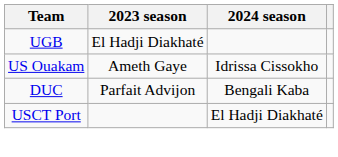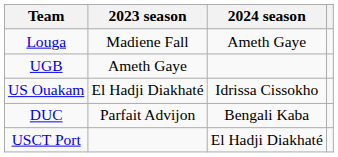+ row: (46, 41)
(148, 41) El Hadji Diakhaté -> (148, 66) Ameth Gaye
(148, 66) Ameth Gaye -> (148, 90) El Hadji Diakhaté
